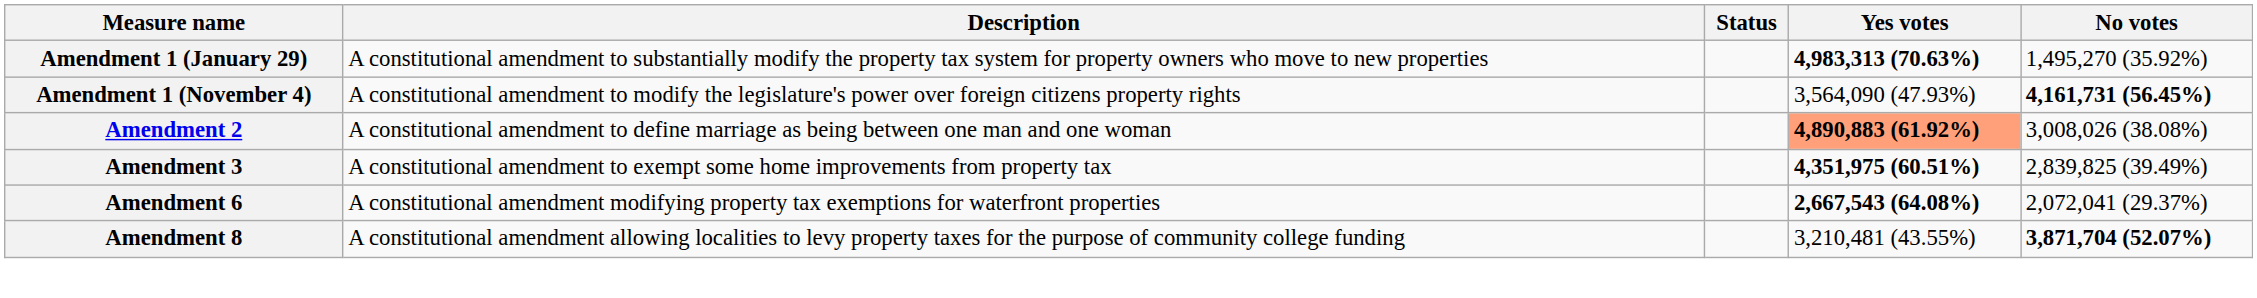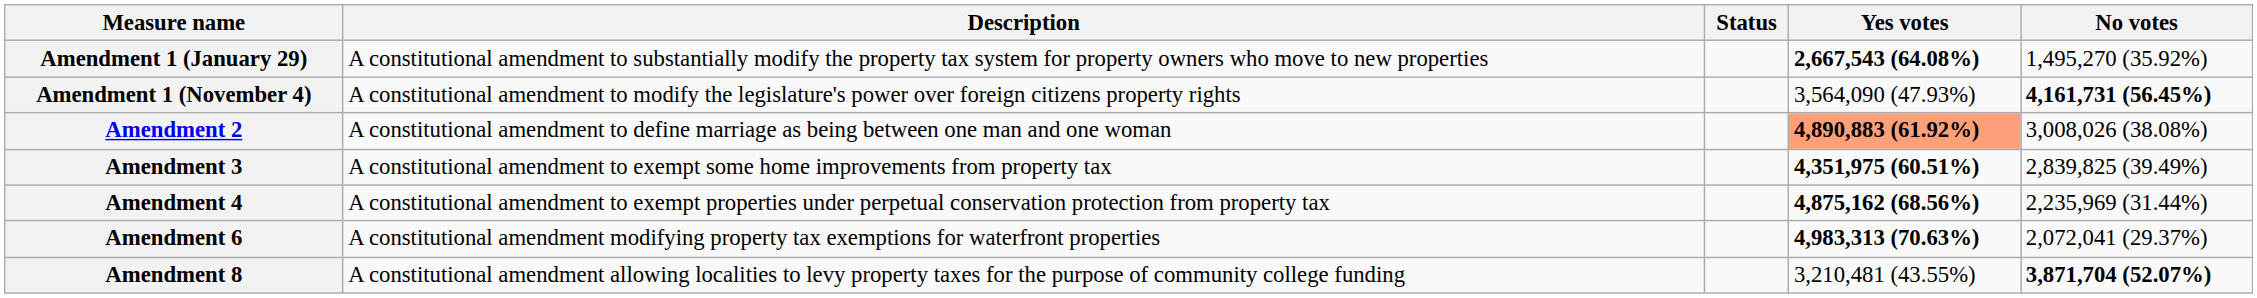(1887, 58) 4,983,313 (70.63%) -> (1887, 58) 2,667,543 (64.08%)
+ row: (174, 202)
(1887, 202) 2,667,543 (64.08%) -> (1887, 238) 4,983,313 (70.63%)
